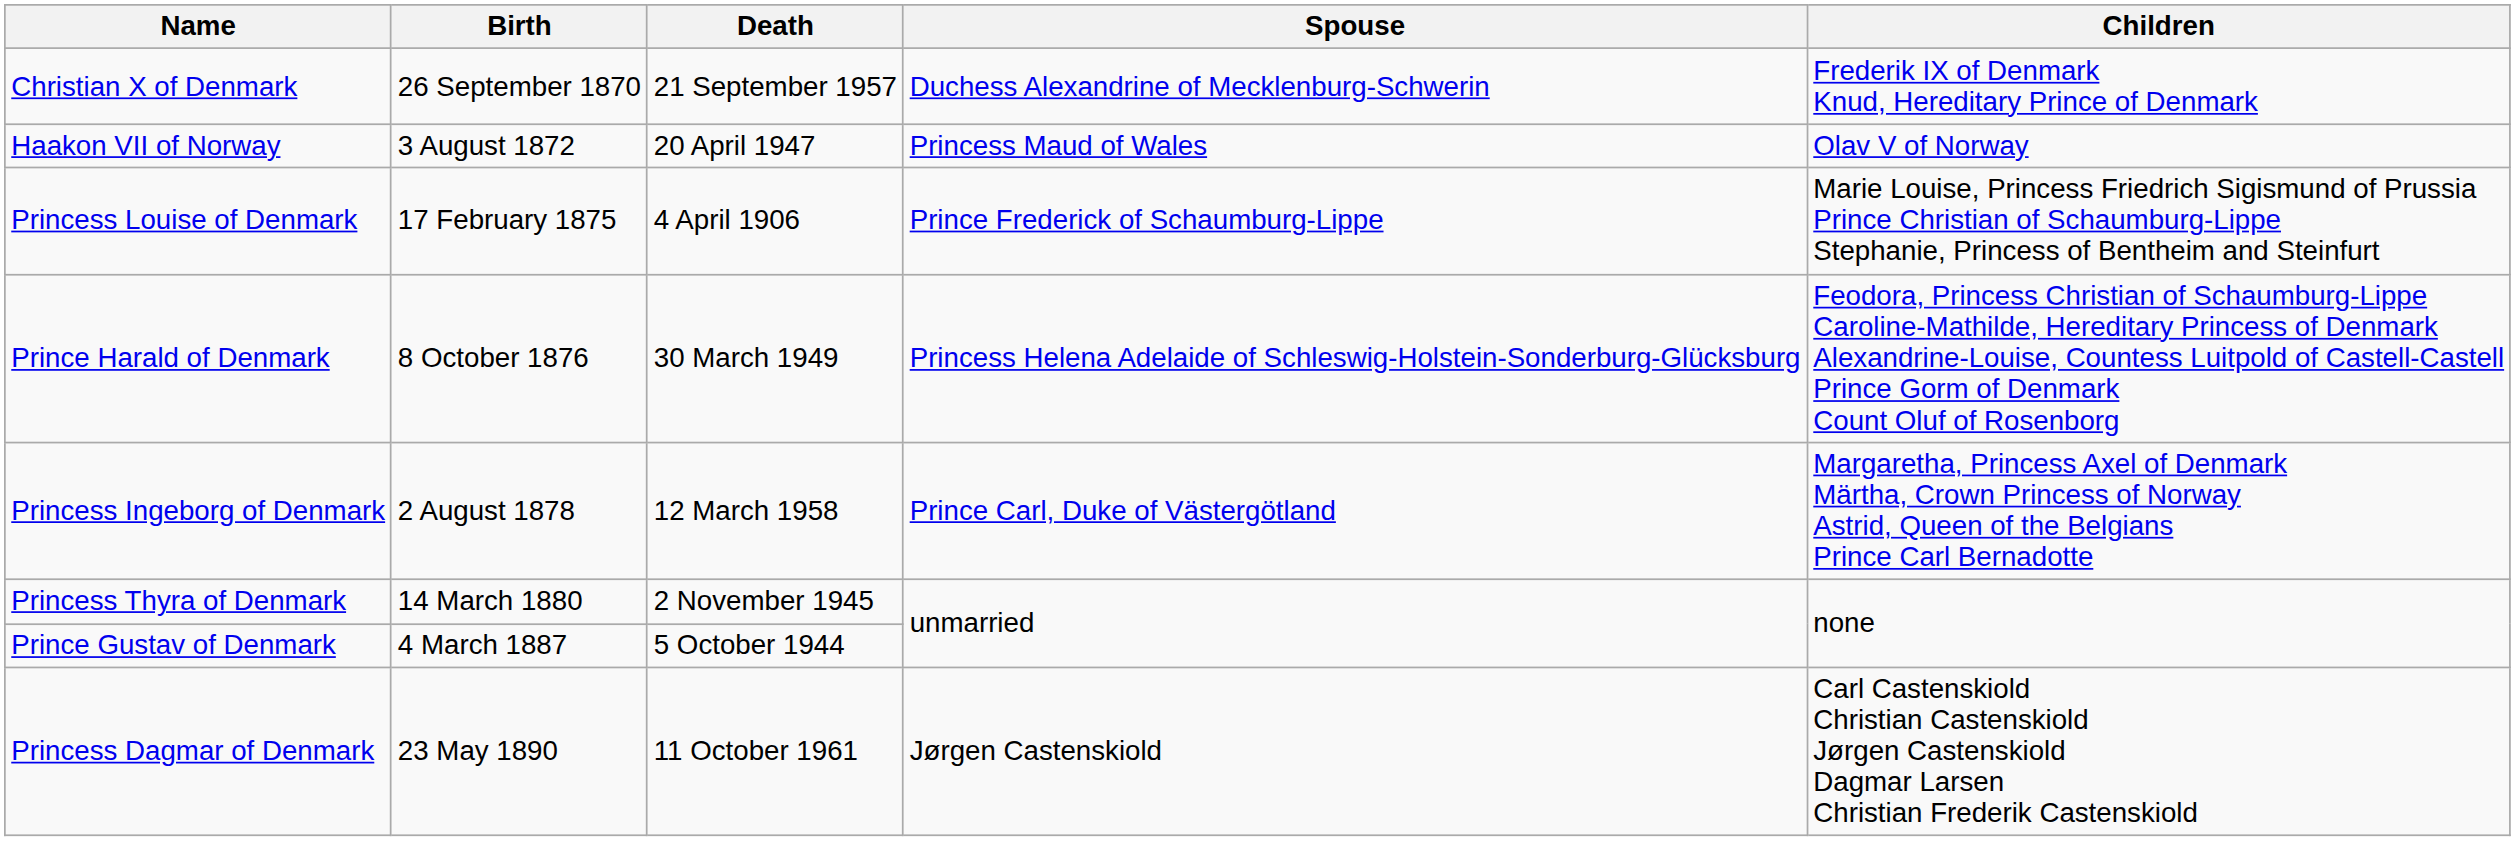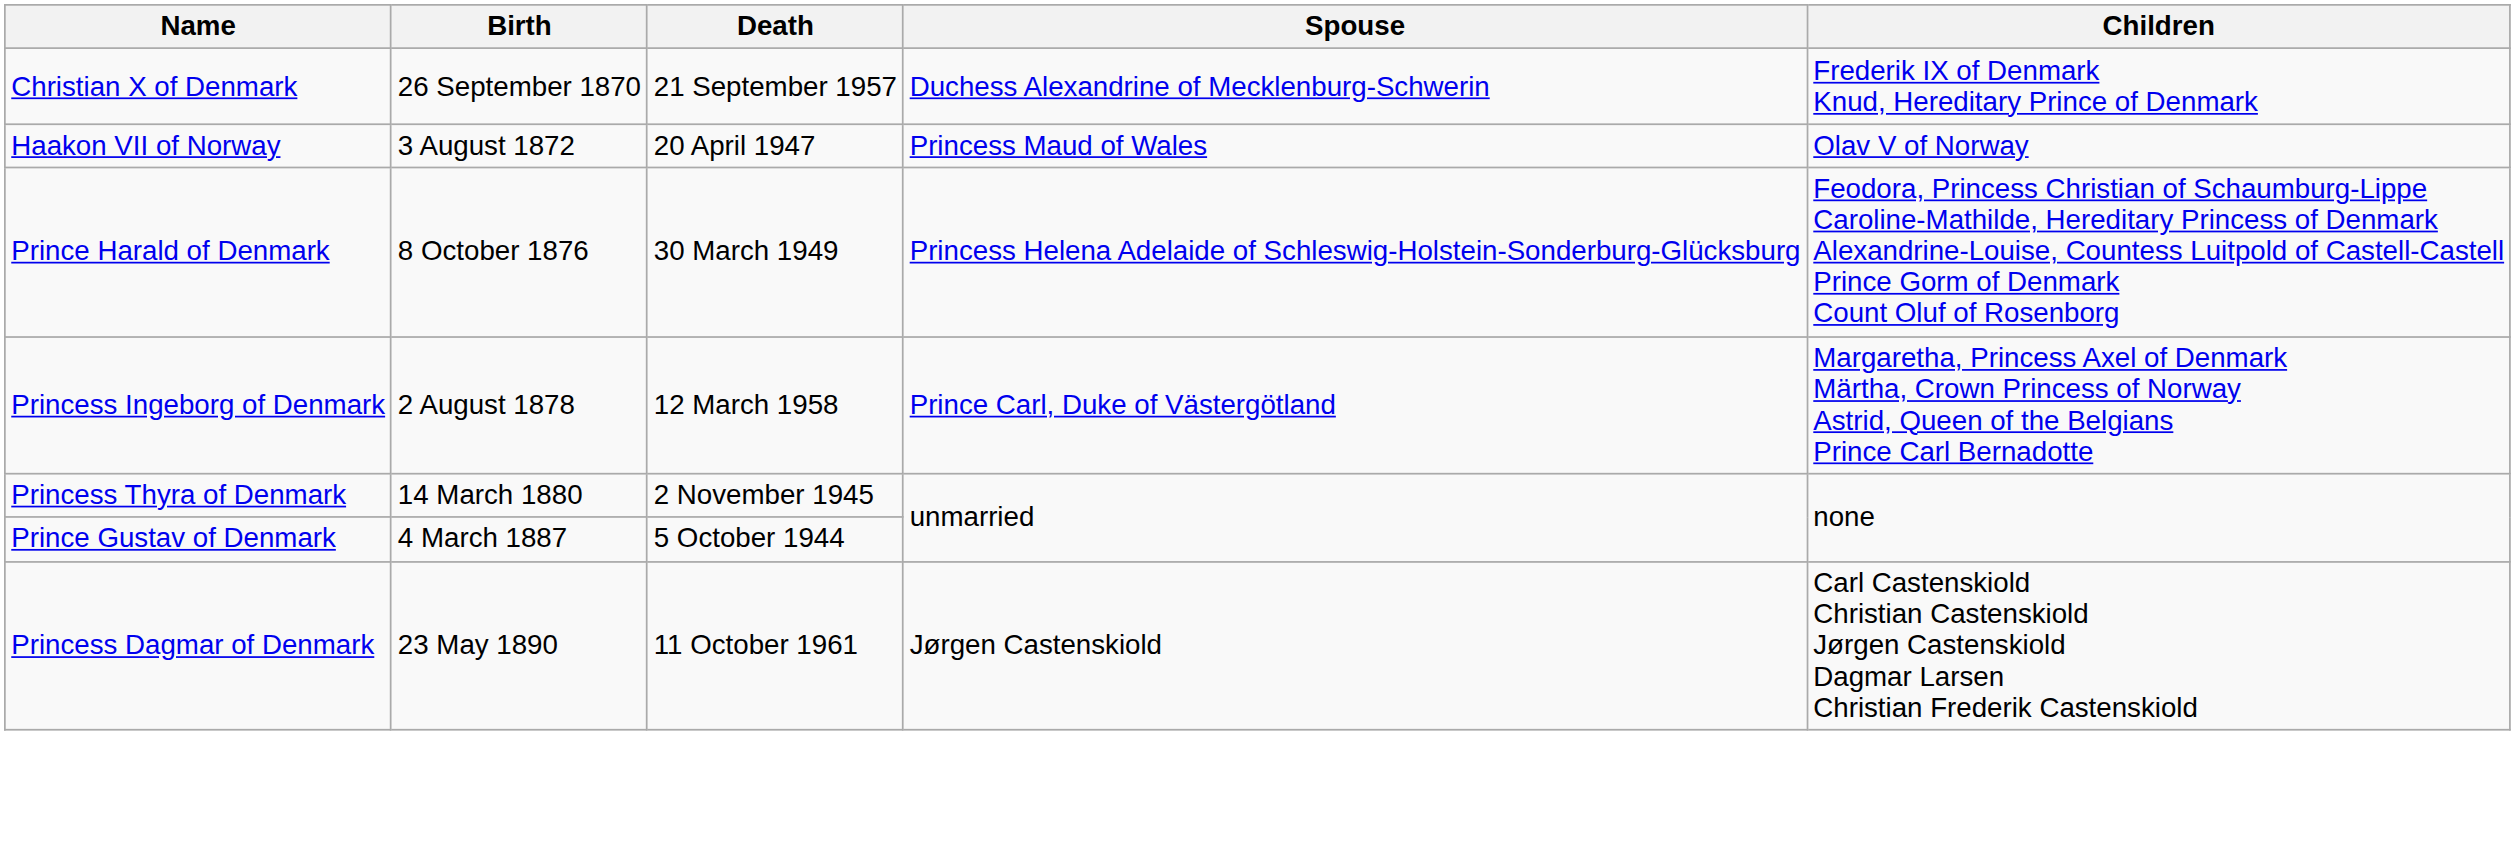- row: (184, 220)
